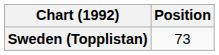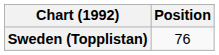(183, 38) 73 -> (183, 38) 76
